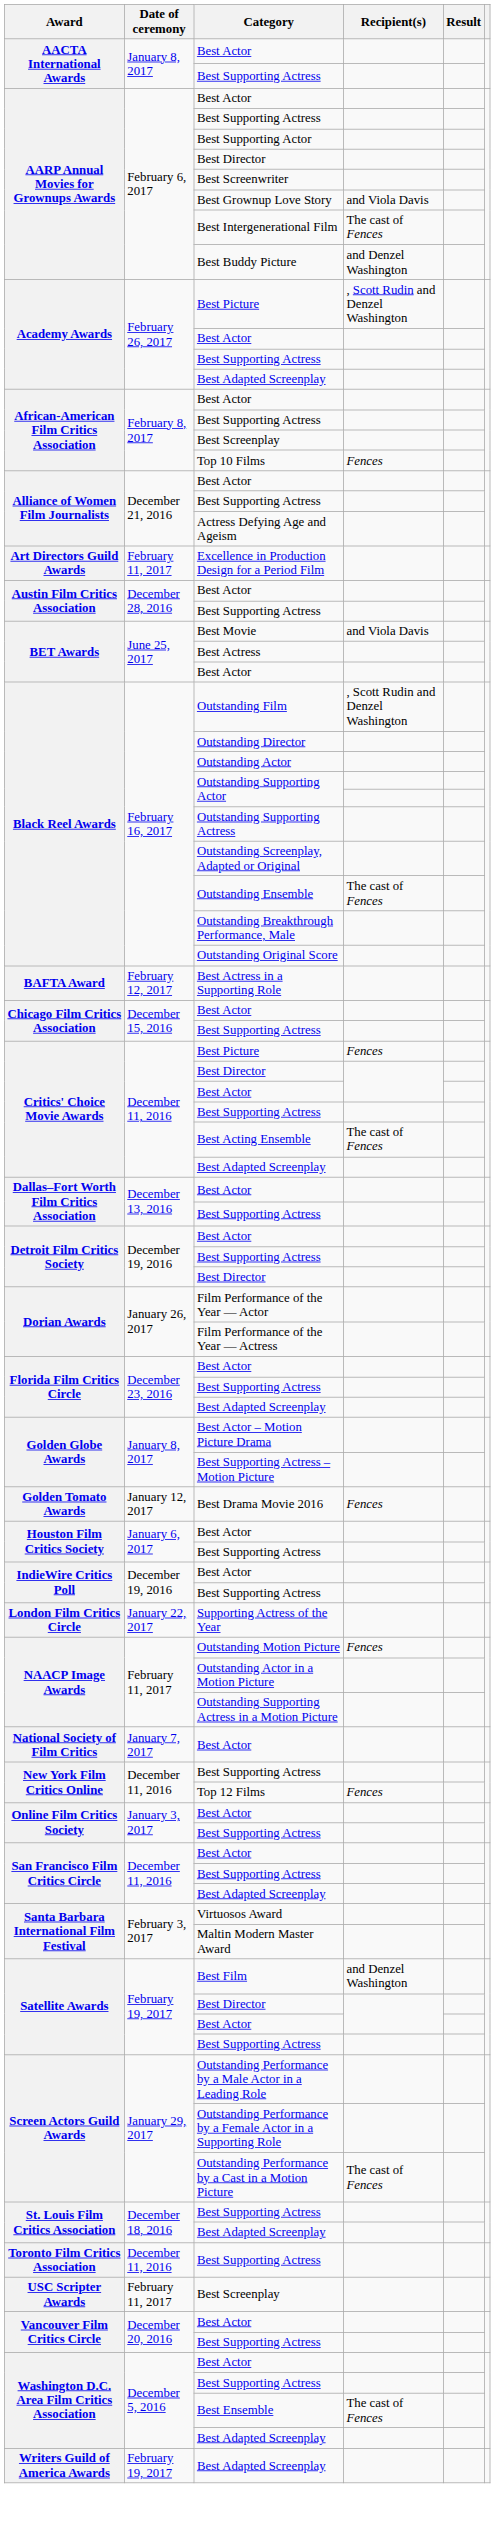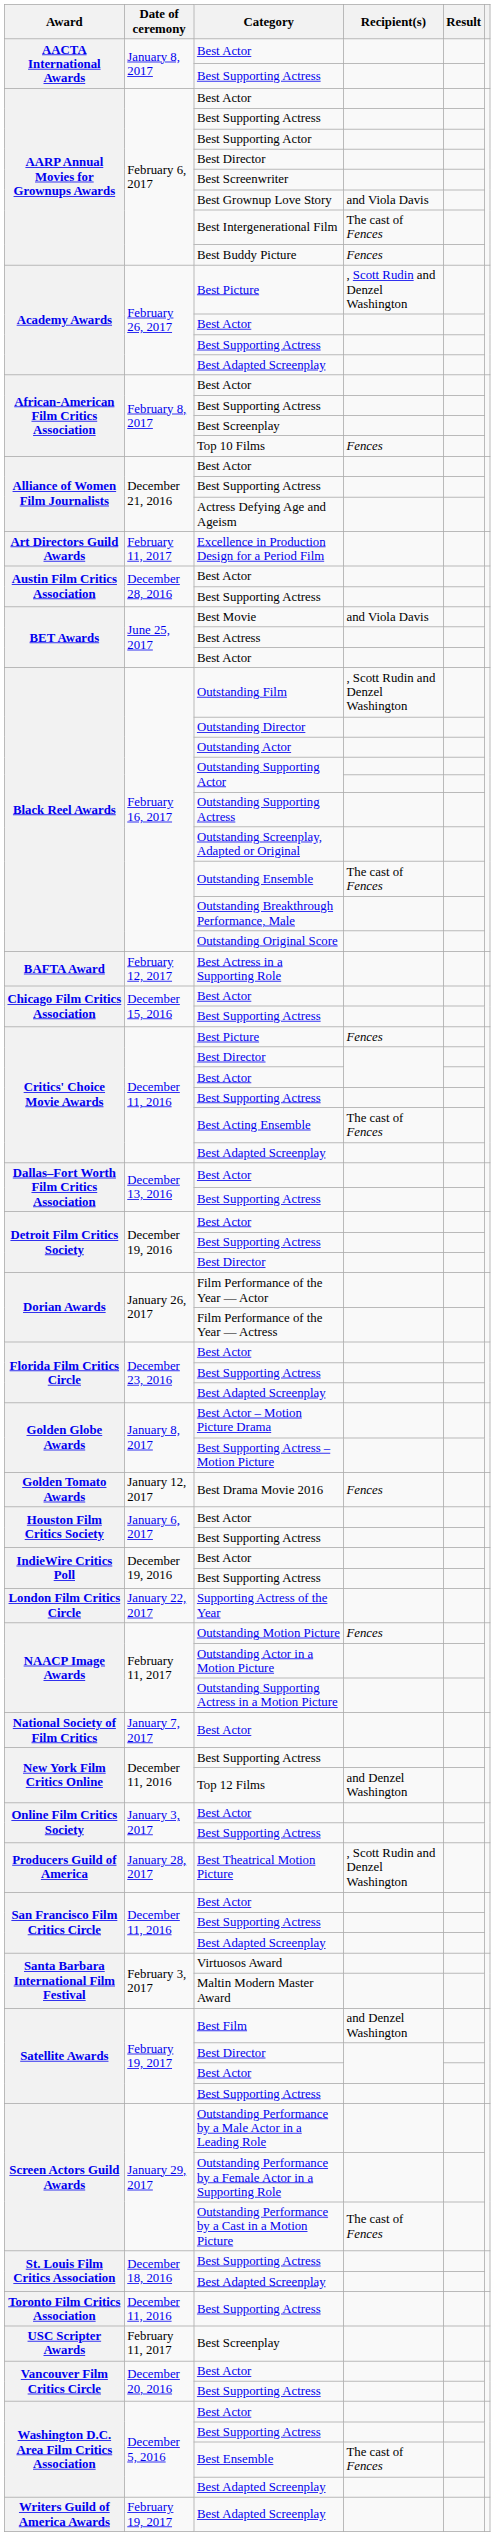(377, 262) and Denzel Washington -> (365, 254) Fences
(365, 1792) Fences -> (377, 1785) and Denzel Washington
+ row: (64, 1867)
